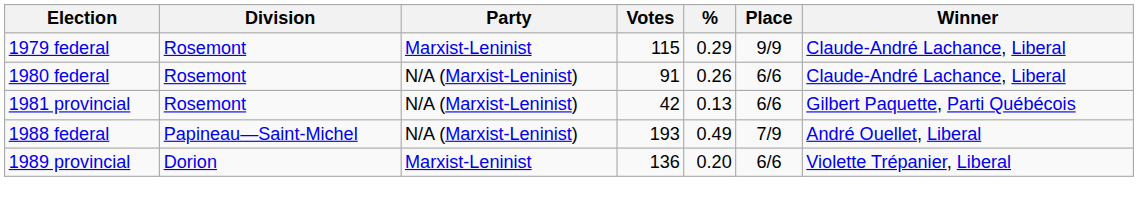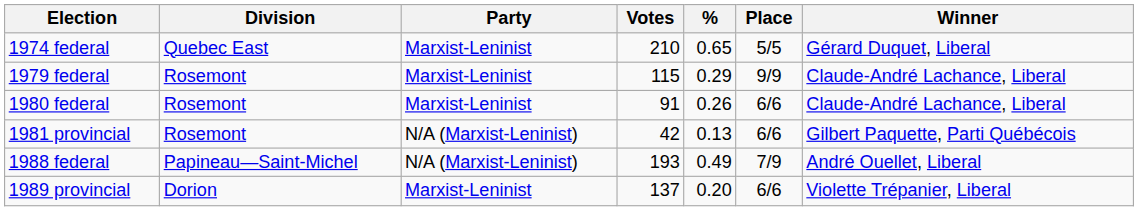+ row: (59, 47)
(491, 76) N/A (Marxist-Leninist) -> (468, 104) Marxist-Leninist
(665, 162) 136 -> (665, 190) 137
